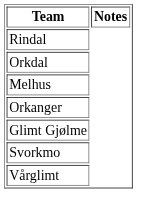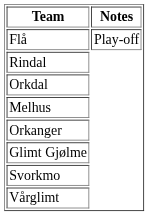+ row: (18, 39)
